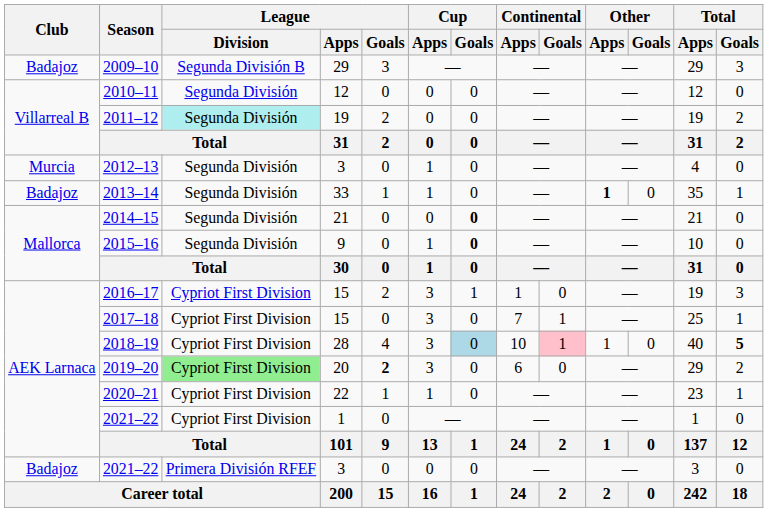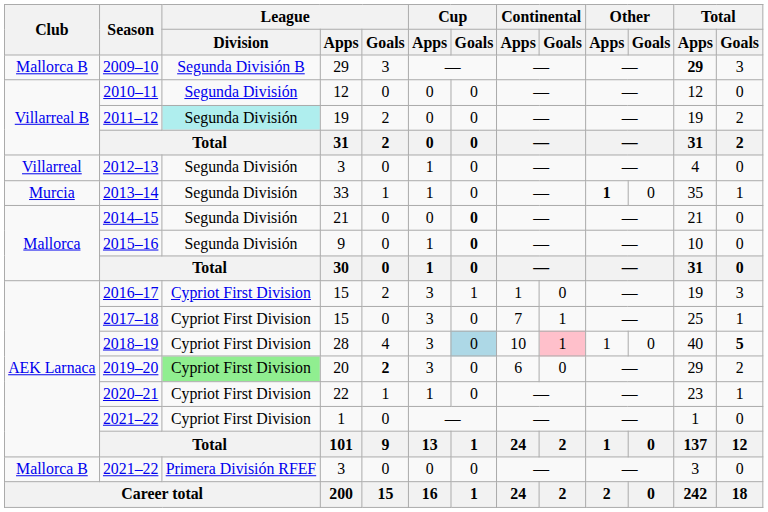(52, 67) Badajoz -> (52, 67) Mallorca B
(695, 67) normal -> (695, 67) bold
(52, 167) Murcia -> (52, 167) Villarreal
(52, 192) Badajoz -> (52, 192) Murcia
(52, 469) Badajoz -> (52, 469) Mallorca B
